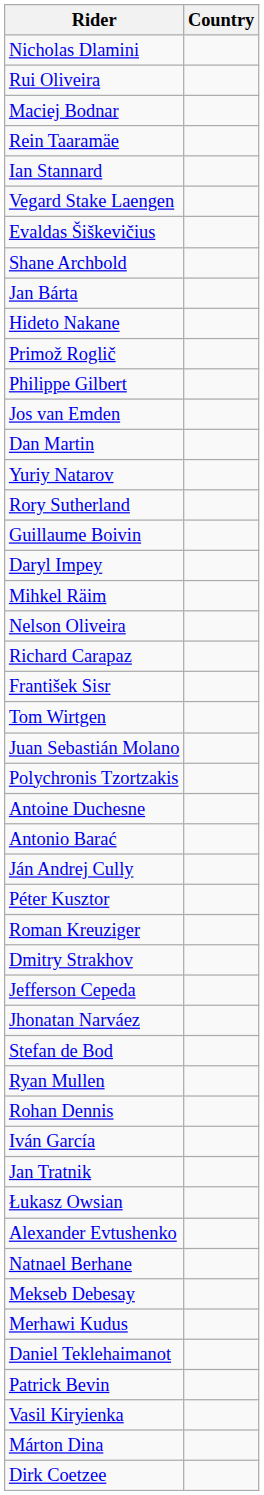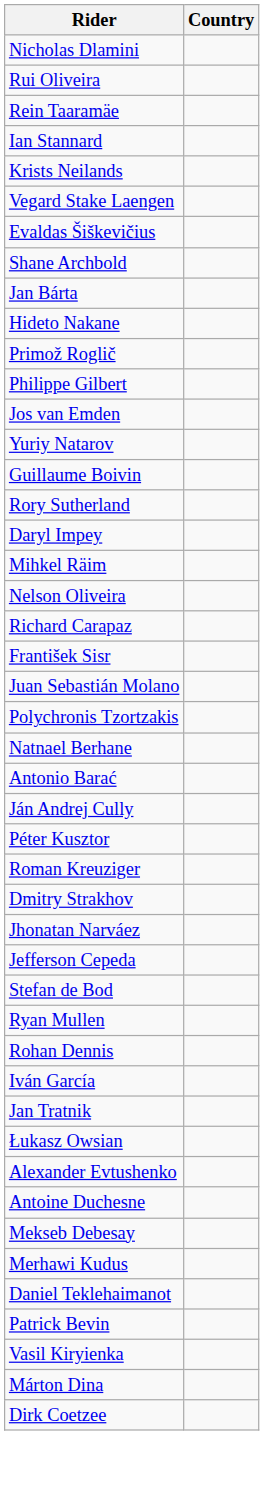- row: (64, 110)
+ row: (66, 171)
- row: (51, 444)
rows swapped: (75, 535) <-> (69, 505)
- row: (57, 717)
rows swapped: (77, 808) <-> (70, 1263)
rows swapped: (74, 1020) <-> (72, 990)
